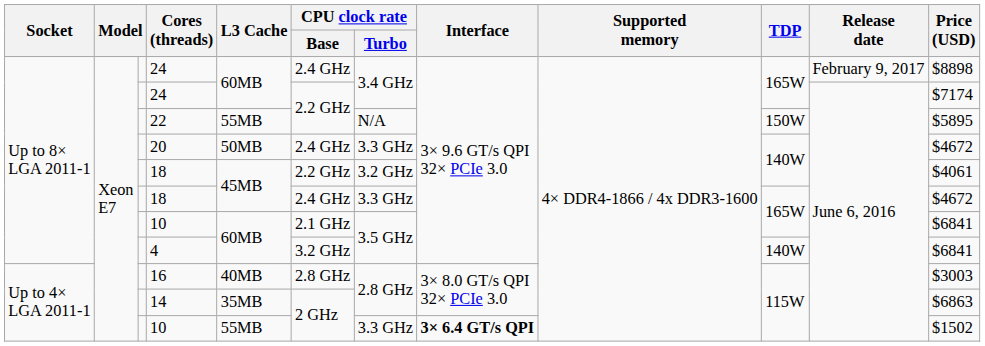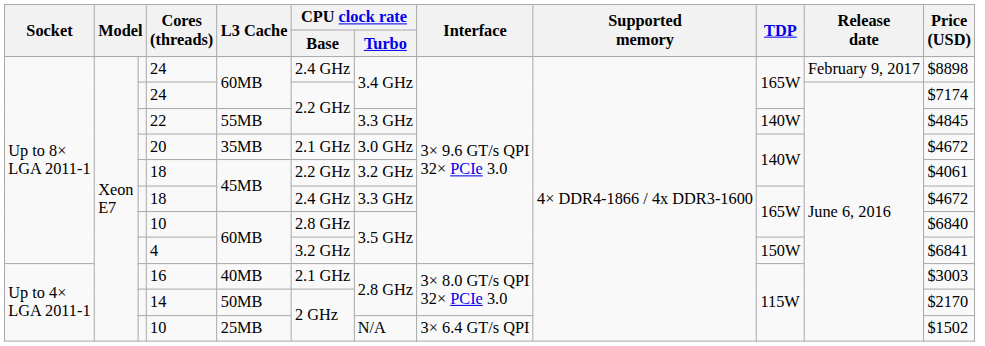(372, 120) N/A -> (385, 120) 3.3 GHz
(785, 120) 150W -> (780, 120) 140W
(952, 120) $5895 -> (948, 120) $4845
(242, 146) 50MB -> (242, 146) 35MB
(323, 146) 2.4 GHz -> (323, 146) 2.1 GHz
(385, 146) 3.3 GHz -> (385, 146) 3.0 GHz
(323, 224) 2.1 GHz -> (323, 224) 2.8 GHz
(952, 224) $6841 -> (948, 224) $6840
(785, 250) 140W -> (780, 250) 150W
(323, 276) 2.8 GHz -> (323, 276) 2.1 GHz
(242, 302) 35MB -> (242, 302) 50MB
(952, 302) $6863 -> (948, 302) $2170
(242, 328) 55MB -> (242, 328) 25MB
(385, 328) 3.3 GHz -> (372, 328) N/A
(477, 328) bold -> (475, 328) normal
